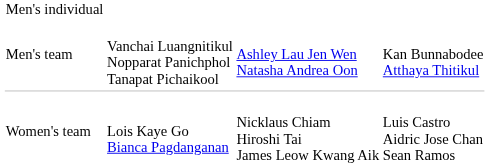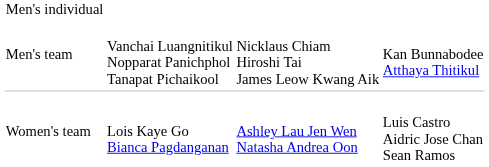(297, 62) Ashley Lau Jen Wen Natasha Andrea Oon -> (308, 62) Nicklaus Chiam Hiroshi Tai James Leow Kwang Aik
(308, 139) Nicklaus Chiam Hiroshi Tai James Leow Kwang Aik -> (297, 139) Ashley Lau Jen Wen Natasha Andrea Oon
